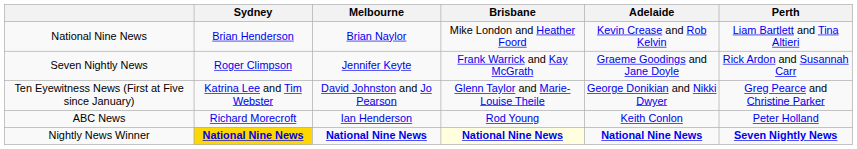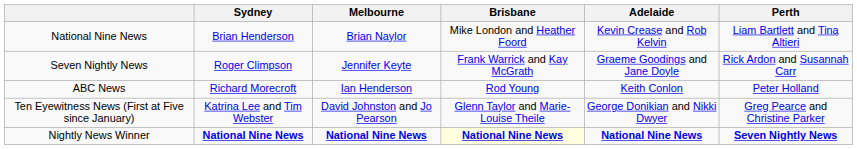rows swapped: (99, 95) <-> (99, 118)
(253, 136) gold background -> (253, 136) no background
